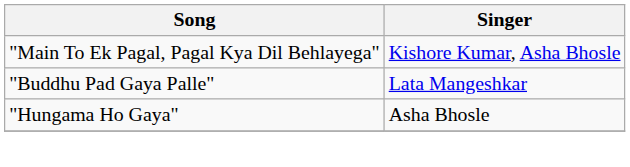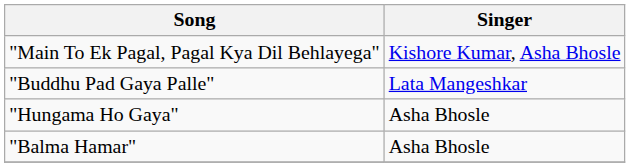+ row: (73, 146)
